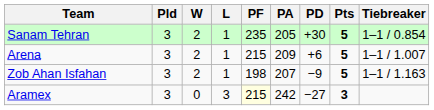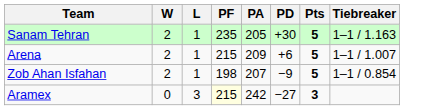- column: (167, 14)
(394, 34) 1–1 / 0.854 -> (364, 34) 1–1 / 1.163
(394, 74) 1–1 / 1.163 -> (364, 74) 1–1 / 0.854
